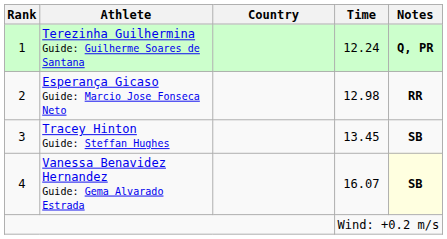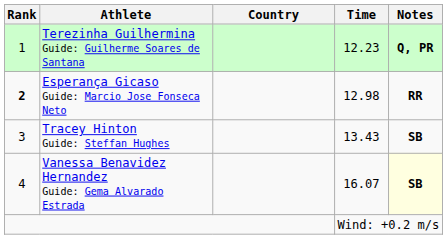(361, 48) 12.24 -> (361, 48) 12.23
(22, 96) normal -> (22, 96) bold
(361, 136) 13.45 -> (361, 136) 13.43
